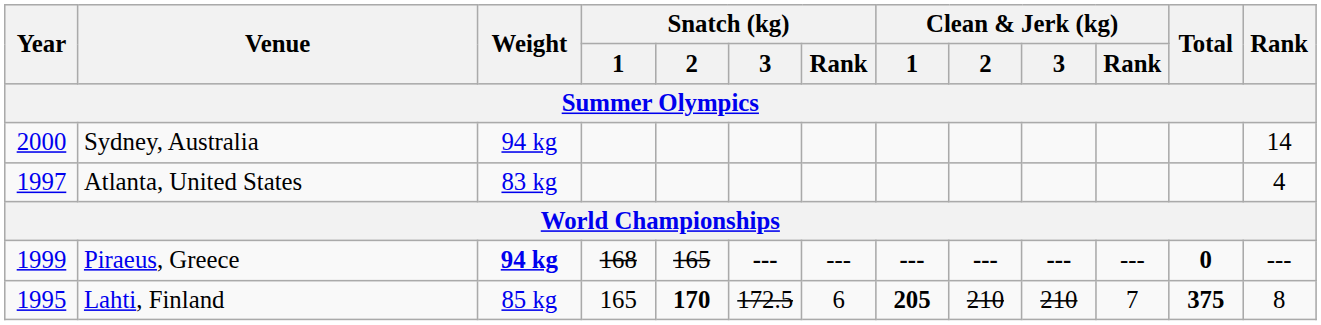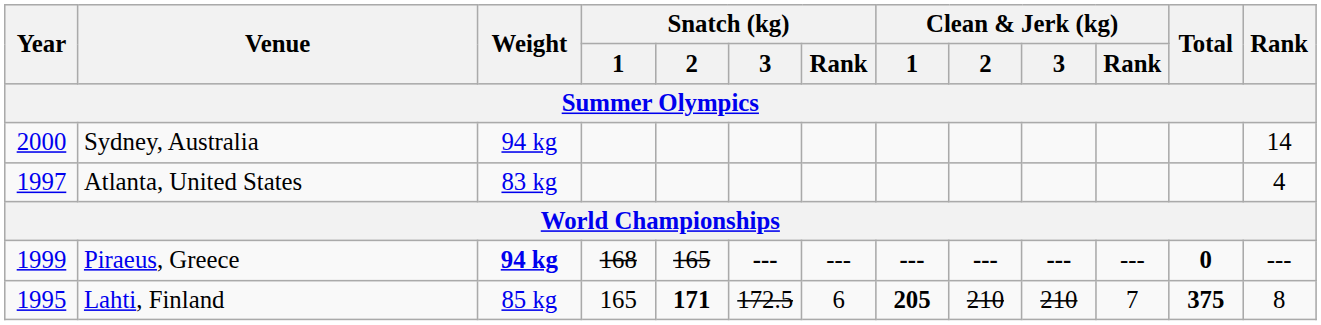(692, 299) 170 -> (692, 299) 171
